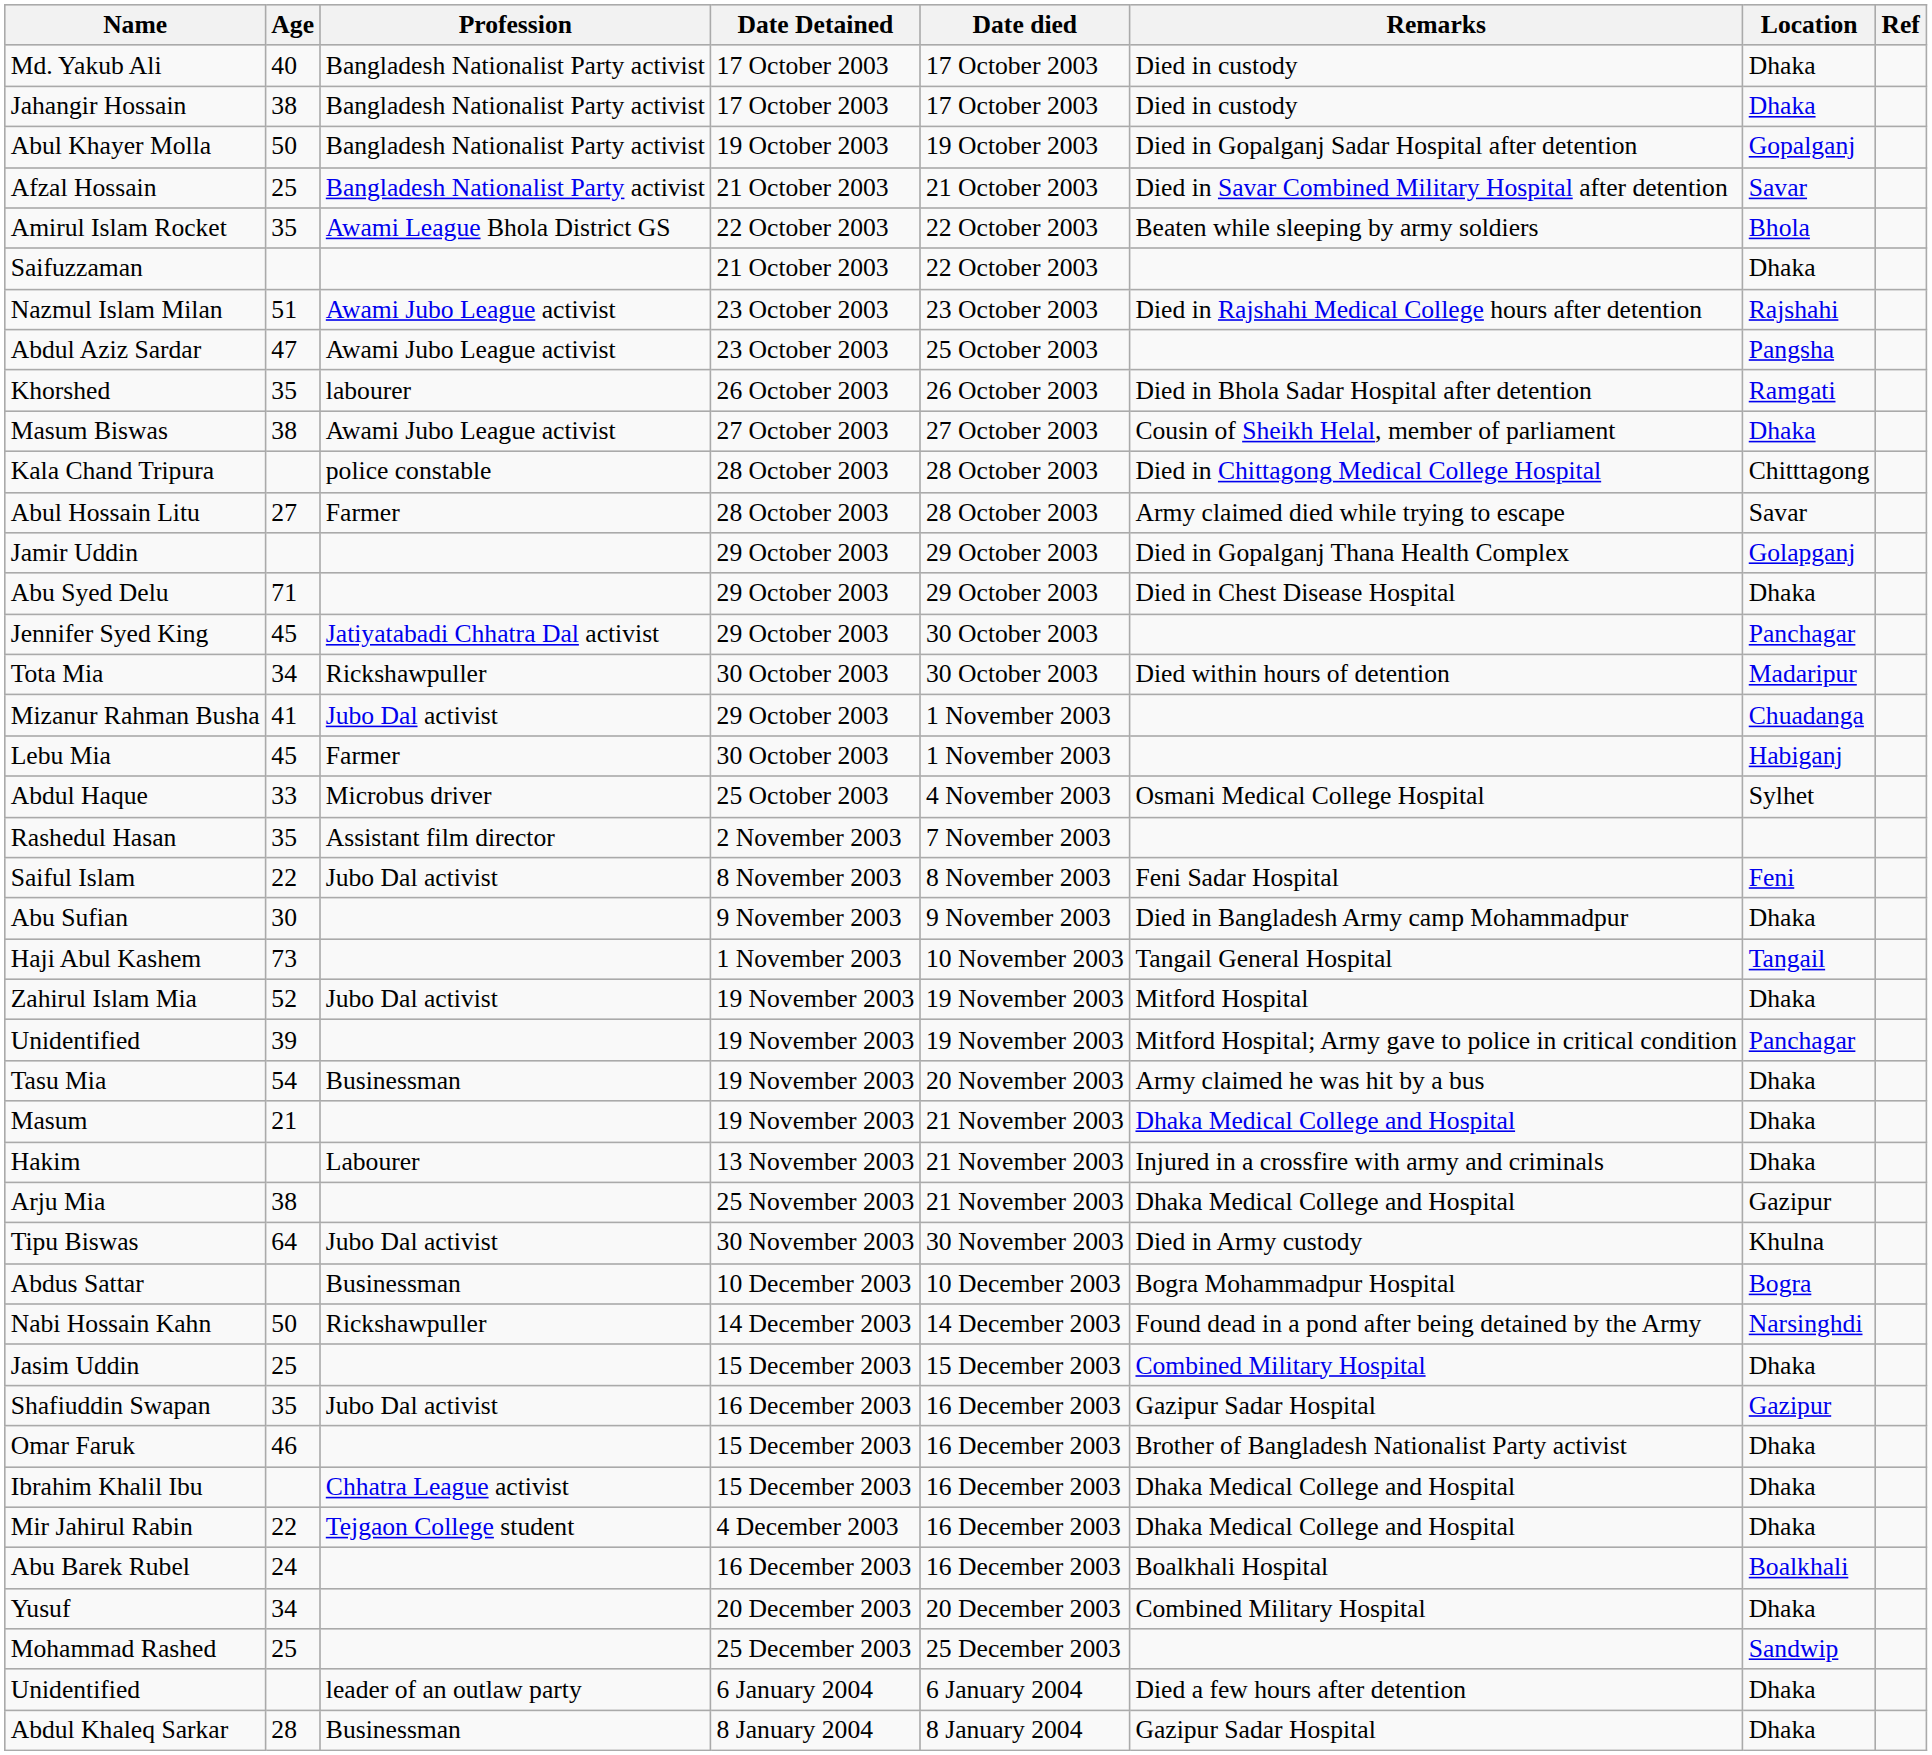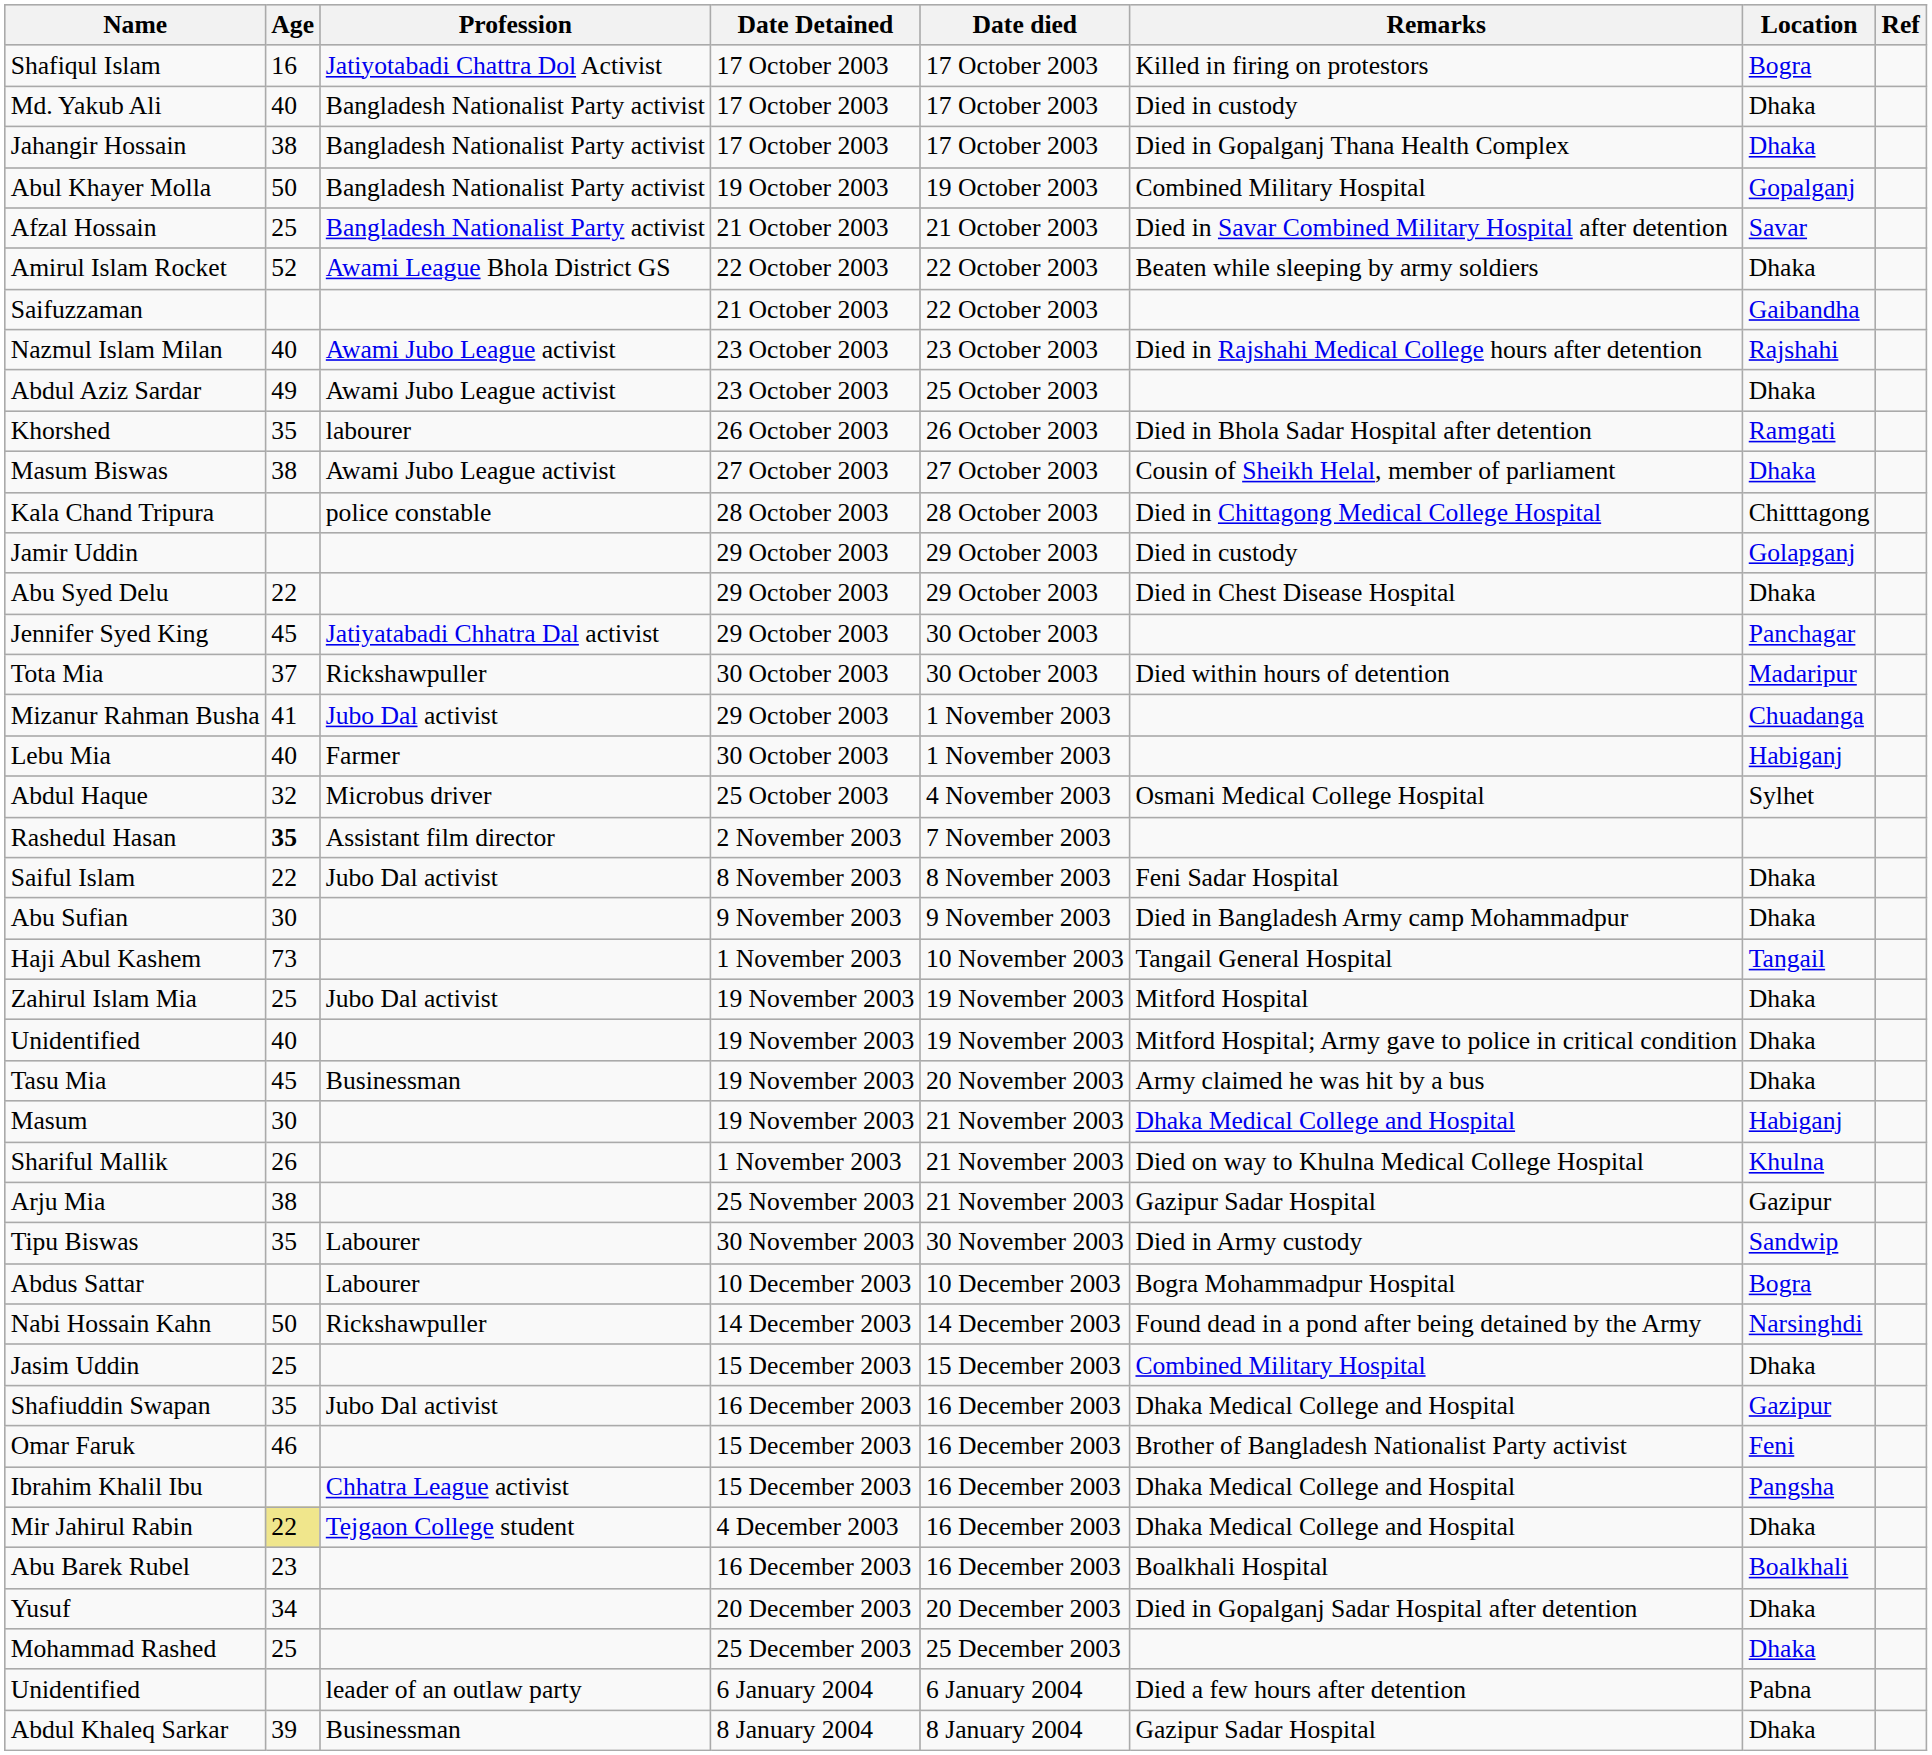+ row: (86, 65)
(1217, 106) Died in custody -> (1352, 146) Died in Gopalganj Thana Health Complex
(1386, 146) Died in Gopalganj Sadar Hospital after detention -> (1281, 187) Combined Military Hospital
(284, 227) 35 -> (284, 268) 52
(1779, 227) Bhola -> (1782, 268) Dhaka
(1782, 268) Dhaka -> (1804, 308) Gaibandha
(284, 308) 51 -> (284, 349) 40
(284, 349) 47 -> (284, 390) 49
(1791, 349) Pangsha -> (1782, 390) Dhaka
- row: (105, 512)
(1352, 552) Died in Gopalganj Thana Health Complex -> (1217, 552) Died in custody
(284, 593) 71 -> (284, 593) 22
(284, 674) 34 -> (284, 674) 37
(284, 755) 45 -> (284, 755) 40
(284, 796) 33 -> (284, 796) 32
(284, 836) normal -> (284, 836) bold
(1772, 877) Feni -> (1782, 877) Dhaka
(284, 999) 52 -> (284, 999) 25
(284, 1039) 39 -> (284, 1039) 40
(1802, 1039) Panchagar -> (1782, 1039) Dhaka
(284, 1080) 54 -> (284, 1080) 45
(284, 1120) 21 -> (284, 1120) 30
(1782, 1120) Dhaka -> (1796, 1120) Habiganj
- row: (46, 1161)
+ row: (89, 1161)
(1325, 1202) Dhaka Medical College and Hospital -> (1256, 1202) Gazipur Sadar Hospital
(284, 1242) 64 -> (284, 1242) 35
(412, 1242) Jubo Dal activist -> (373, 1242) Labourer
(1786, 1242) Khulna -> (1794, 1242) Sandwip
(393, 1283) Businessman -> (373, 1283) Labourer
(1256, 1405) Gazipur Sadar Hospital -> (1325, 1405) Dhaka Medical College and Hospital
(1782, 1445) Dhaka -> (1772, 1445) Feni
(1782, 1486) Dhaka -> (1791, 1486) Pangsha
(284, 1526) no background -> (284, 1526) khaki background
(284, 1567) 24 -> (284, 1567) 23
(1281, 1608) Combined Military Hospital -> (1386, 1608) Died in Gopalganj Sadar Hospital after detention
(1794, 1648) Sandwip -> (1782, 1648) Dhaka
(1782, 1689) Dhaka -> (1780, 1689) Pabna
(284, 1730) 28 -> (284, 1730) 39
